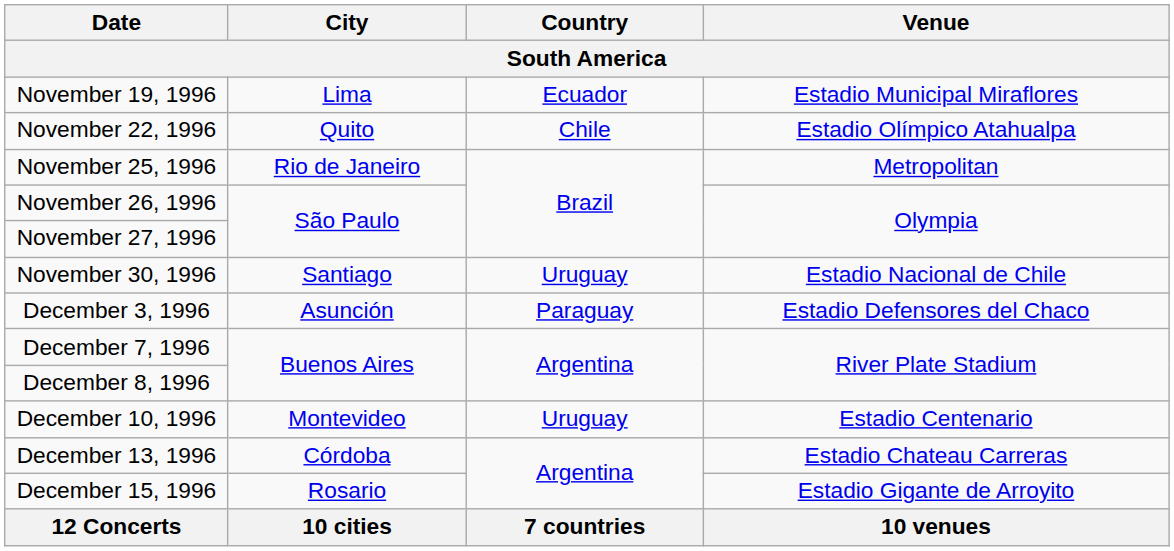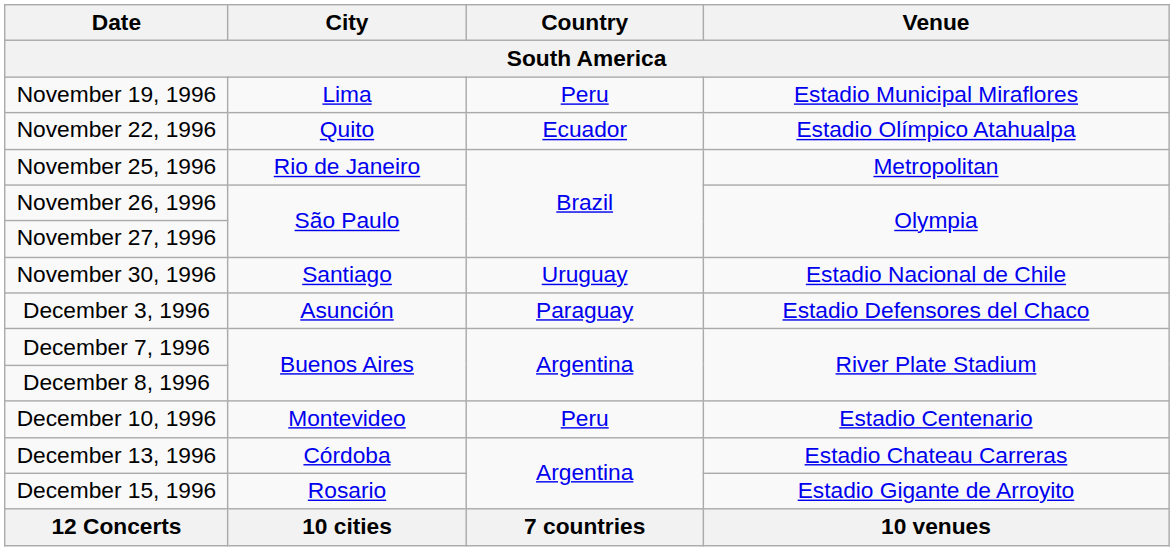(585, 94) Ecuador -> (585, 94) Peru
(585, 130) Chile -> (585, 130) Ecuador
(585, 418) Uruguay -> (585, 418) Peru
